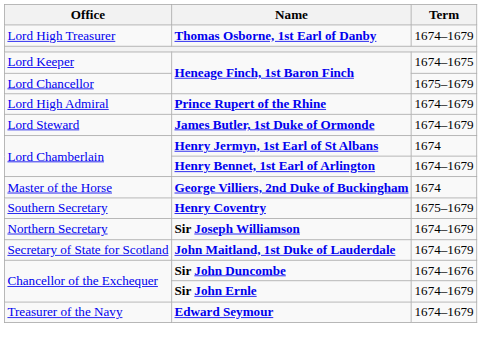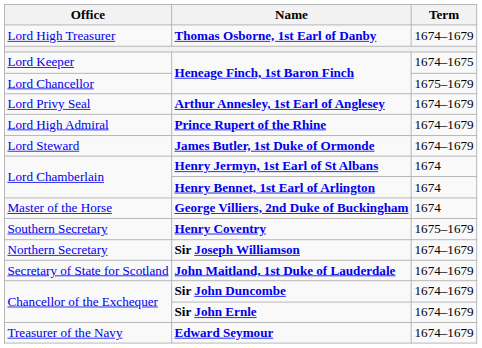+ row: (49, 104)
(444, 166) 1674–1679 -> (428, 187) 1674
(444, 270) 1674–1676 -> (444, 291) 1674–1679
